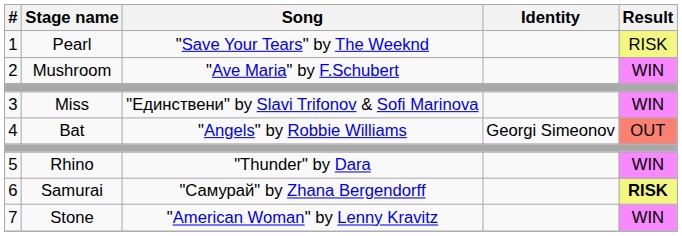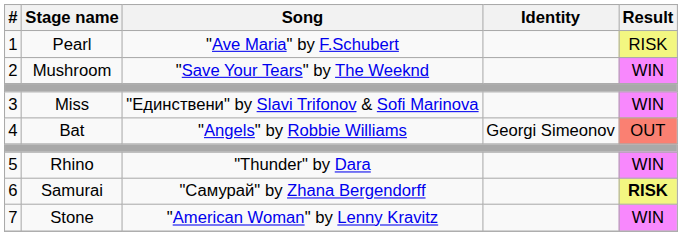(302, 44) "Save Your Tears" by The Weeknd -> (302, 44) "Ave Maria" by F.Schubert
(302, 70) "Ave Maria" by F.Schubert -> (302, 70) "Save Your Tears" by The Weeknd
